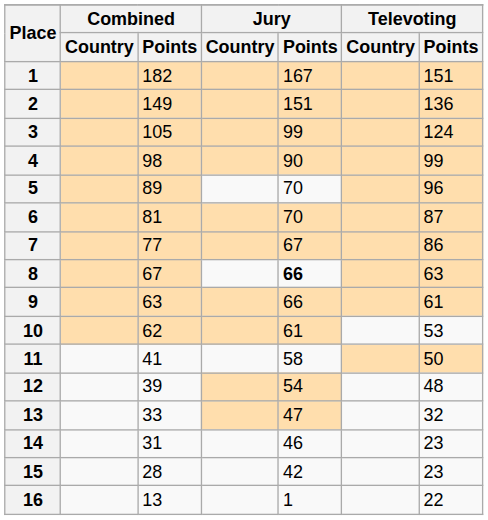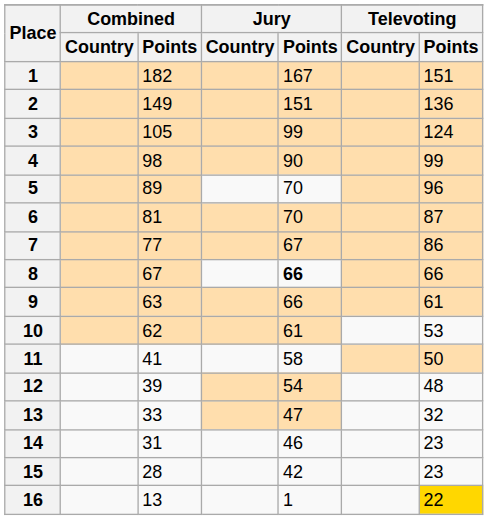(434, 274) 63 -> (434, 274) 66
(434, 500) no background -> (434, 500) gold background
